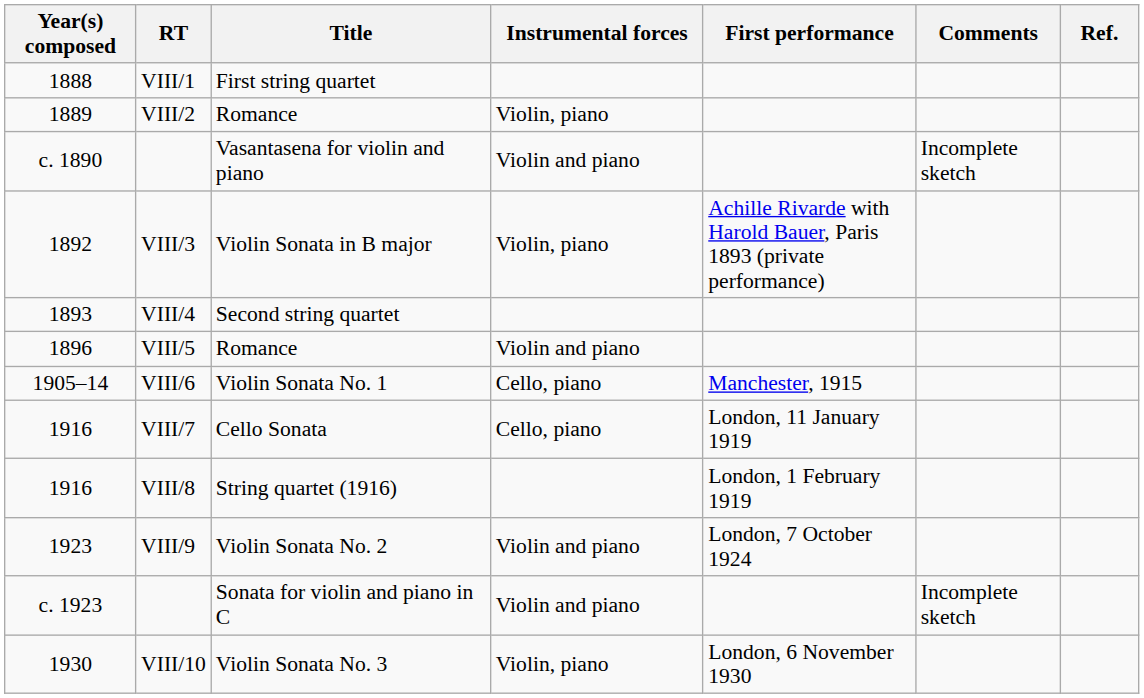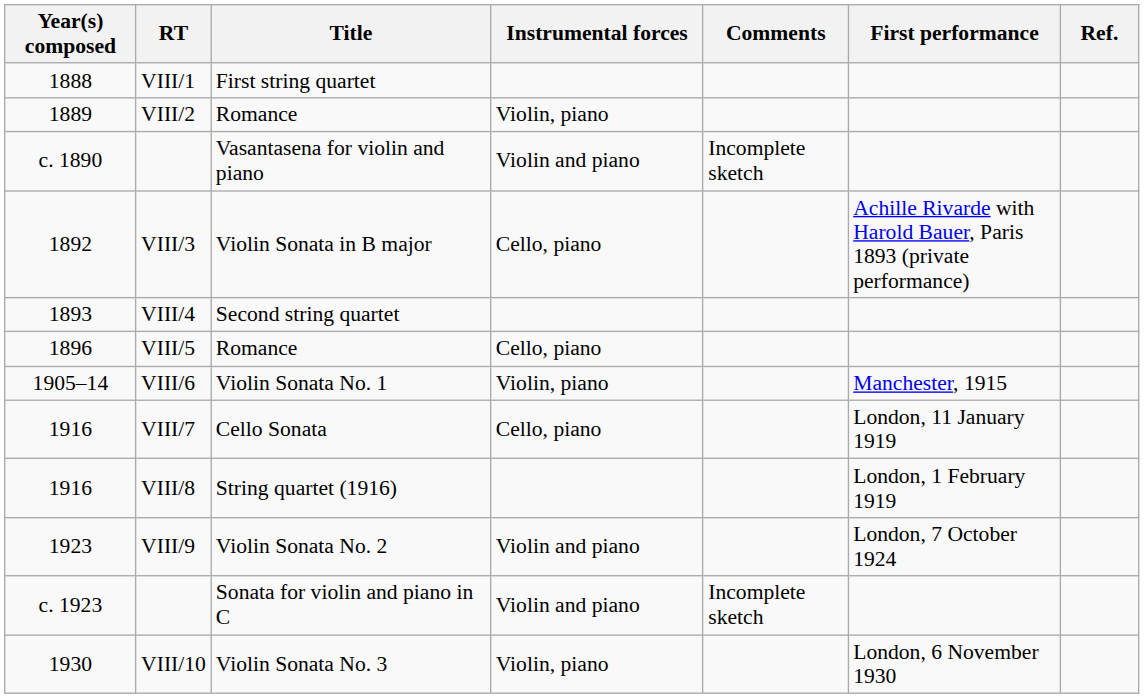columns swapped: (810, 33) <-> (988, 33)
(552, 243) Violin, piano -> (549, 243) Cello, piano
(568, 348) Violin and piano -> (549, 348) Cello, piano
(549, 382) Cello, piano -> (552, 382) Violin, piano
